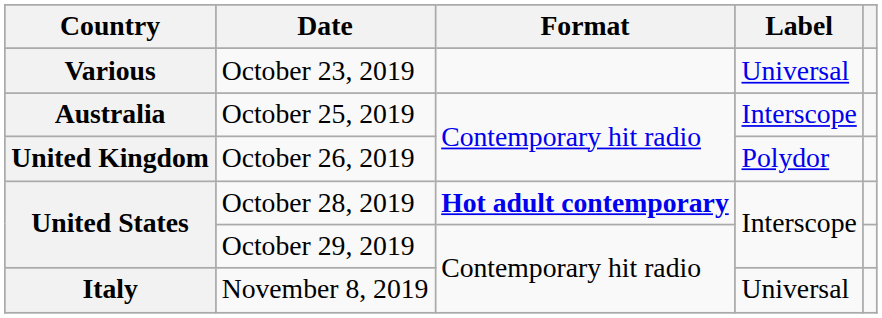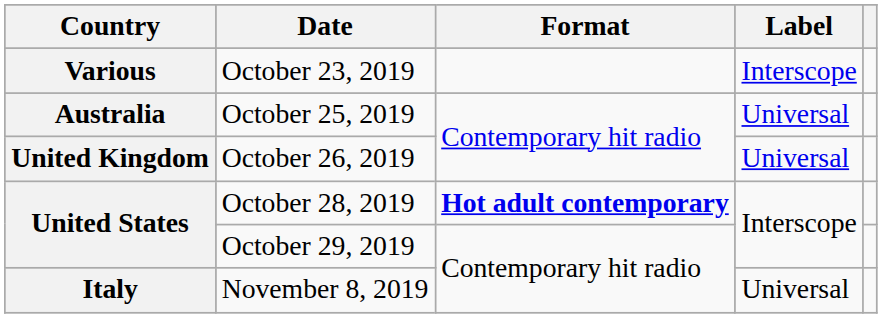(795, 70) Universal -> (799, 70) Interscope
(799, 114) Interscope -> (795, 114) Universal
(785, 158) Polydor -> (795, 158) Universal
